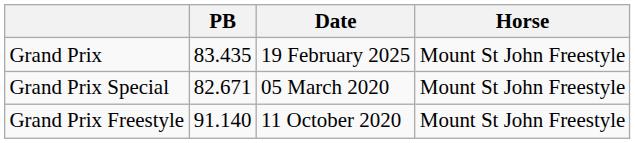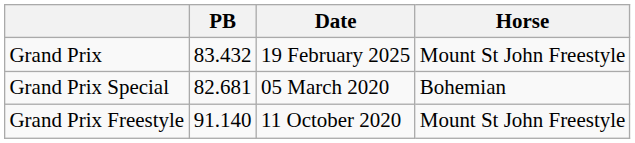(223, 54) 83.435 -> (223, 54) 83.432
(223, 87) 82.671 -> (223, 87) 82.681
(523, 87) Mount St John Freestyle -> (463, 87) Bohemian
